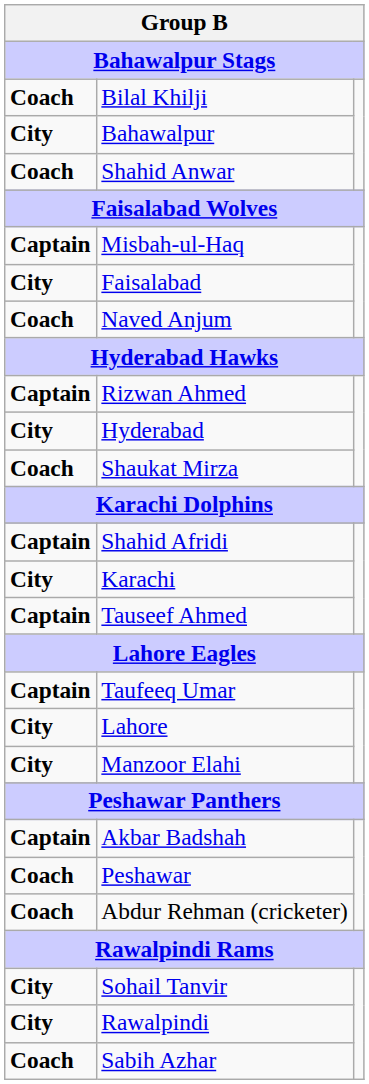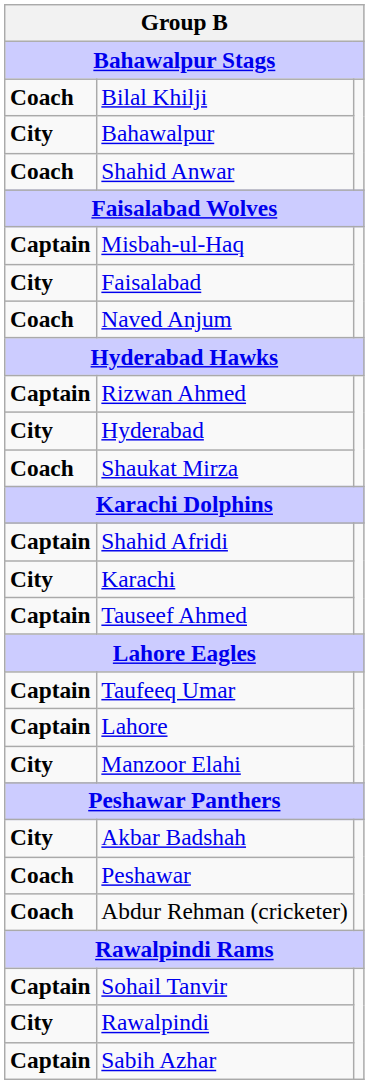(32, 726) City -> (50, 726) Captain
(50, 838) Captain -> (32, 838) City
(32, 986) City -> (50, 986) Captain
(42, 1060) Coach -> (50, 1060) Captain
